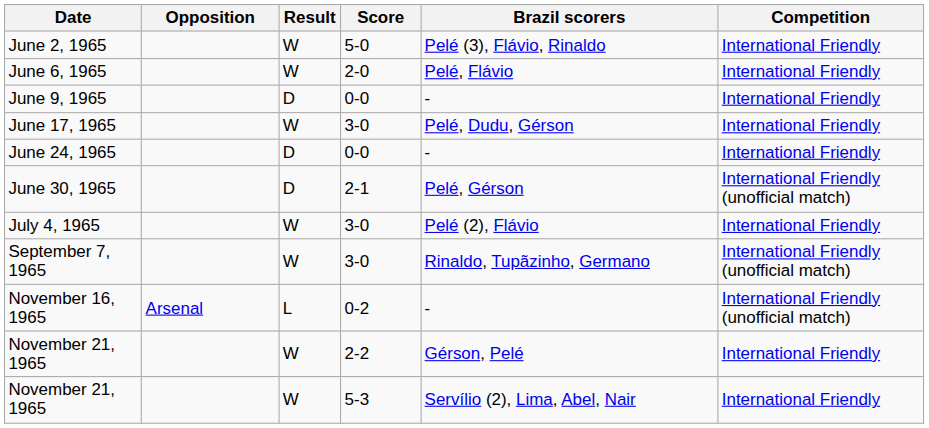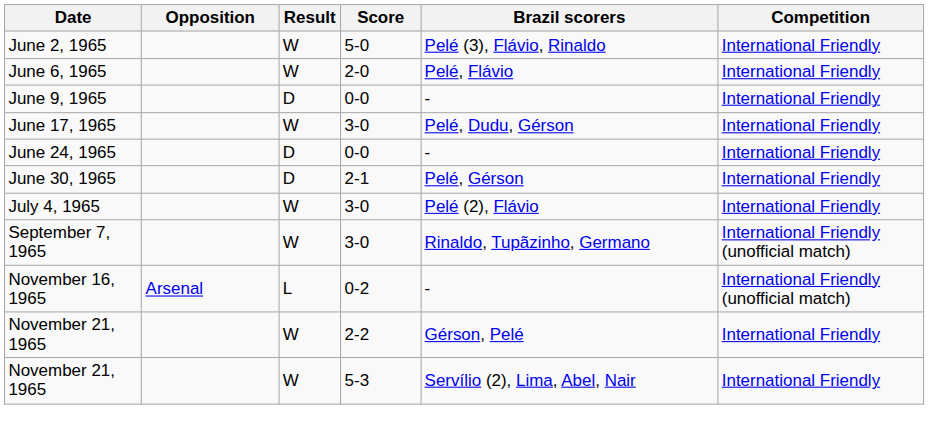(801, 188) International Friendly (unofficial match) -> (801, 179) International Friendly
